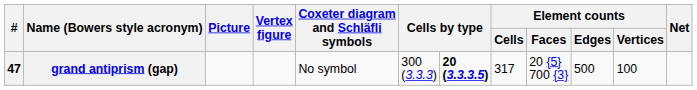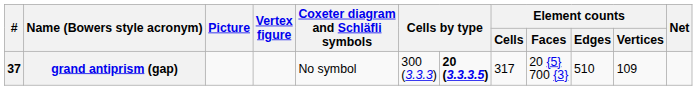(14, 68) 47 -> (14, 68) 37
(584, 68) 500 -> (584, 68) 510
(627, 68) 100 -> (627, 68) 109
